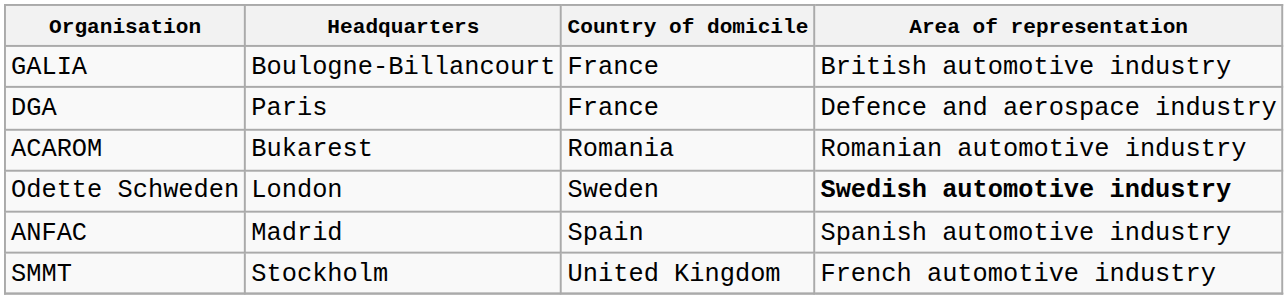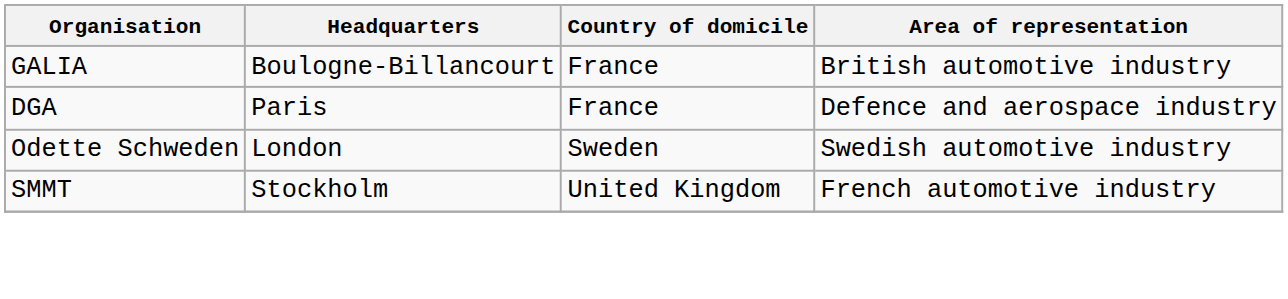- row: (57, 150)
(1026, 191) bold -> (1026, 150) normal
- row: (49, 232)
